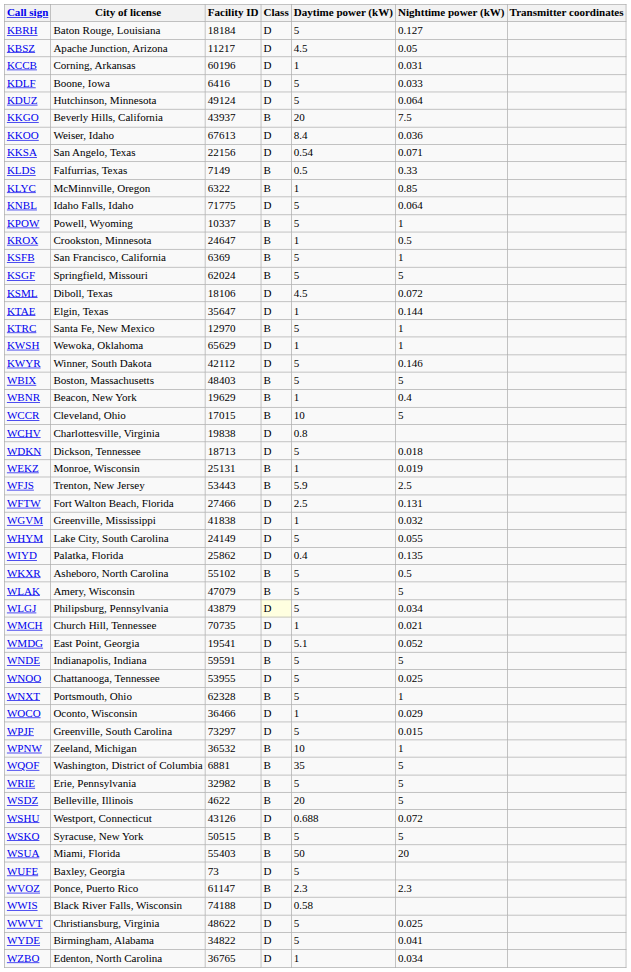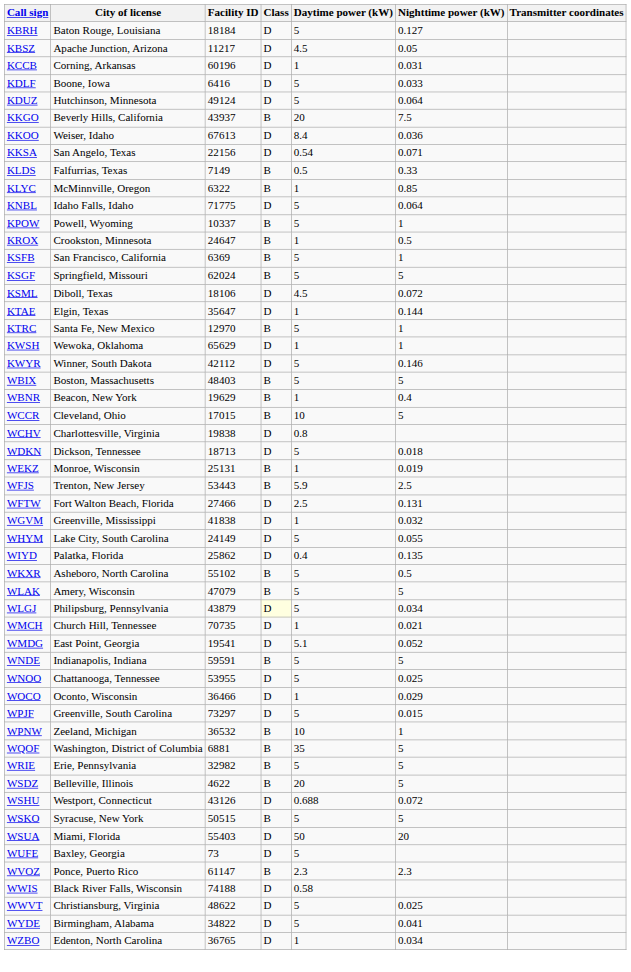- row: (23, 696)
(267, 853) B -> (268, 836) D
